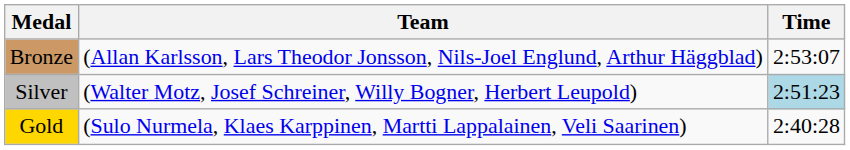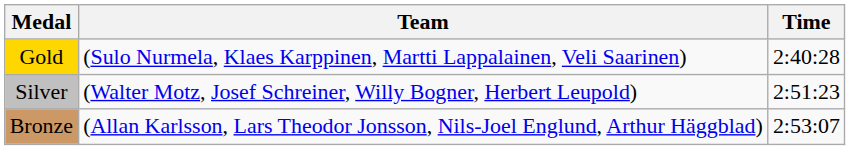rows swapped: (41, 126) <-> (41, 56)
(806, 91) lightblue background -> (806, 91) no background
